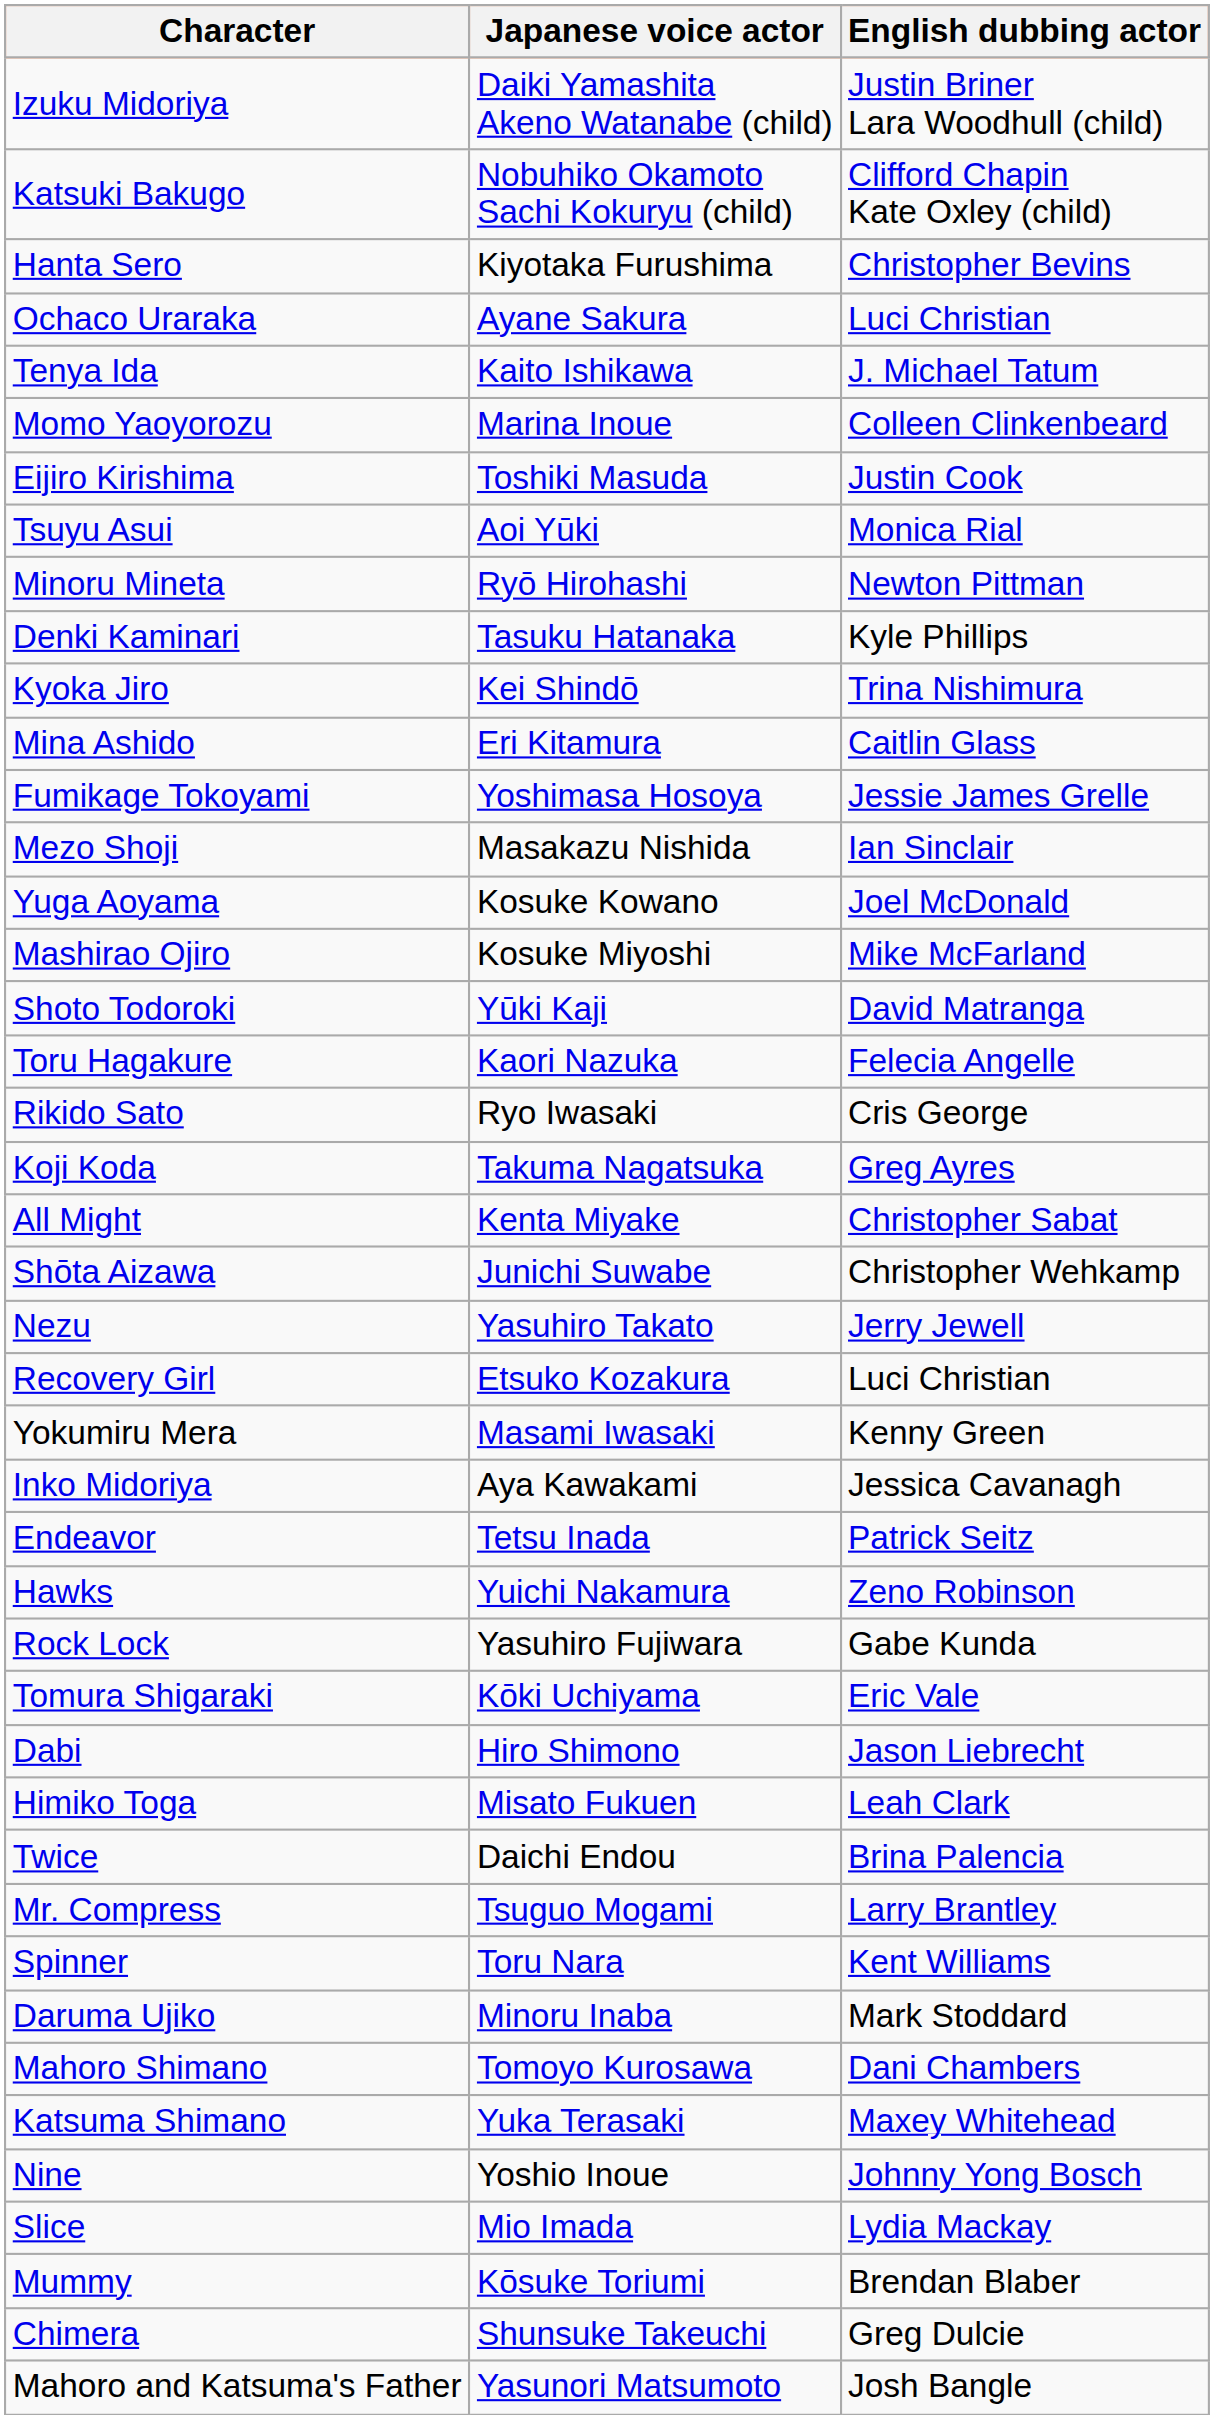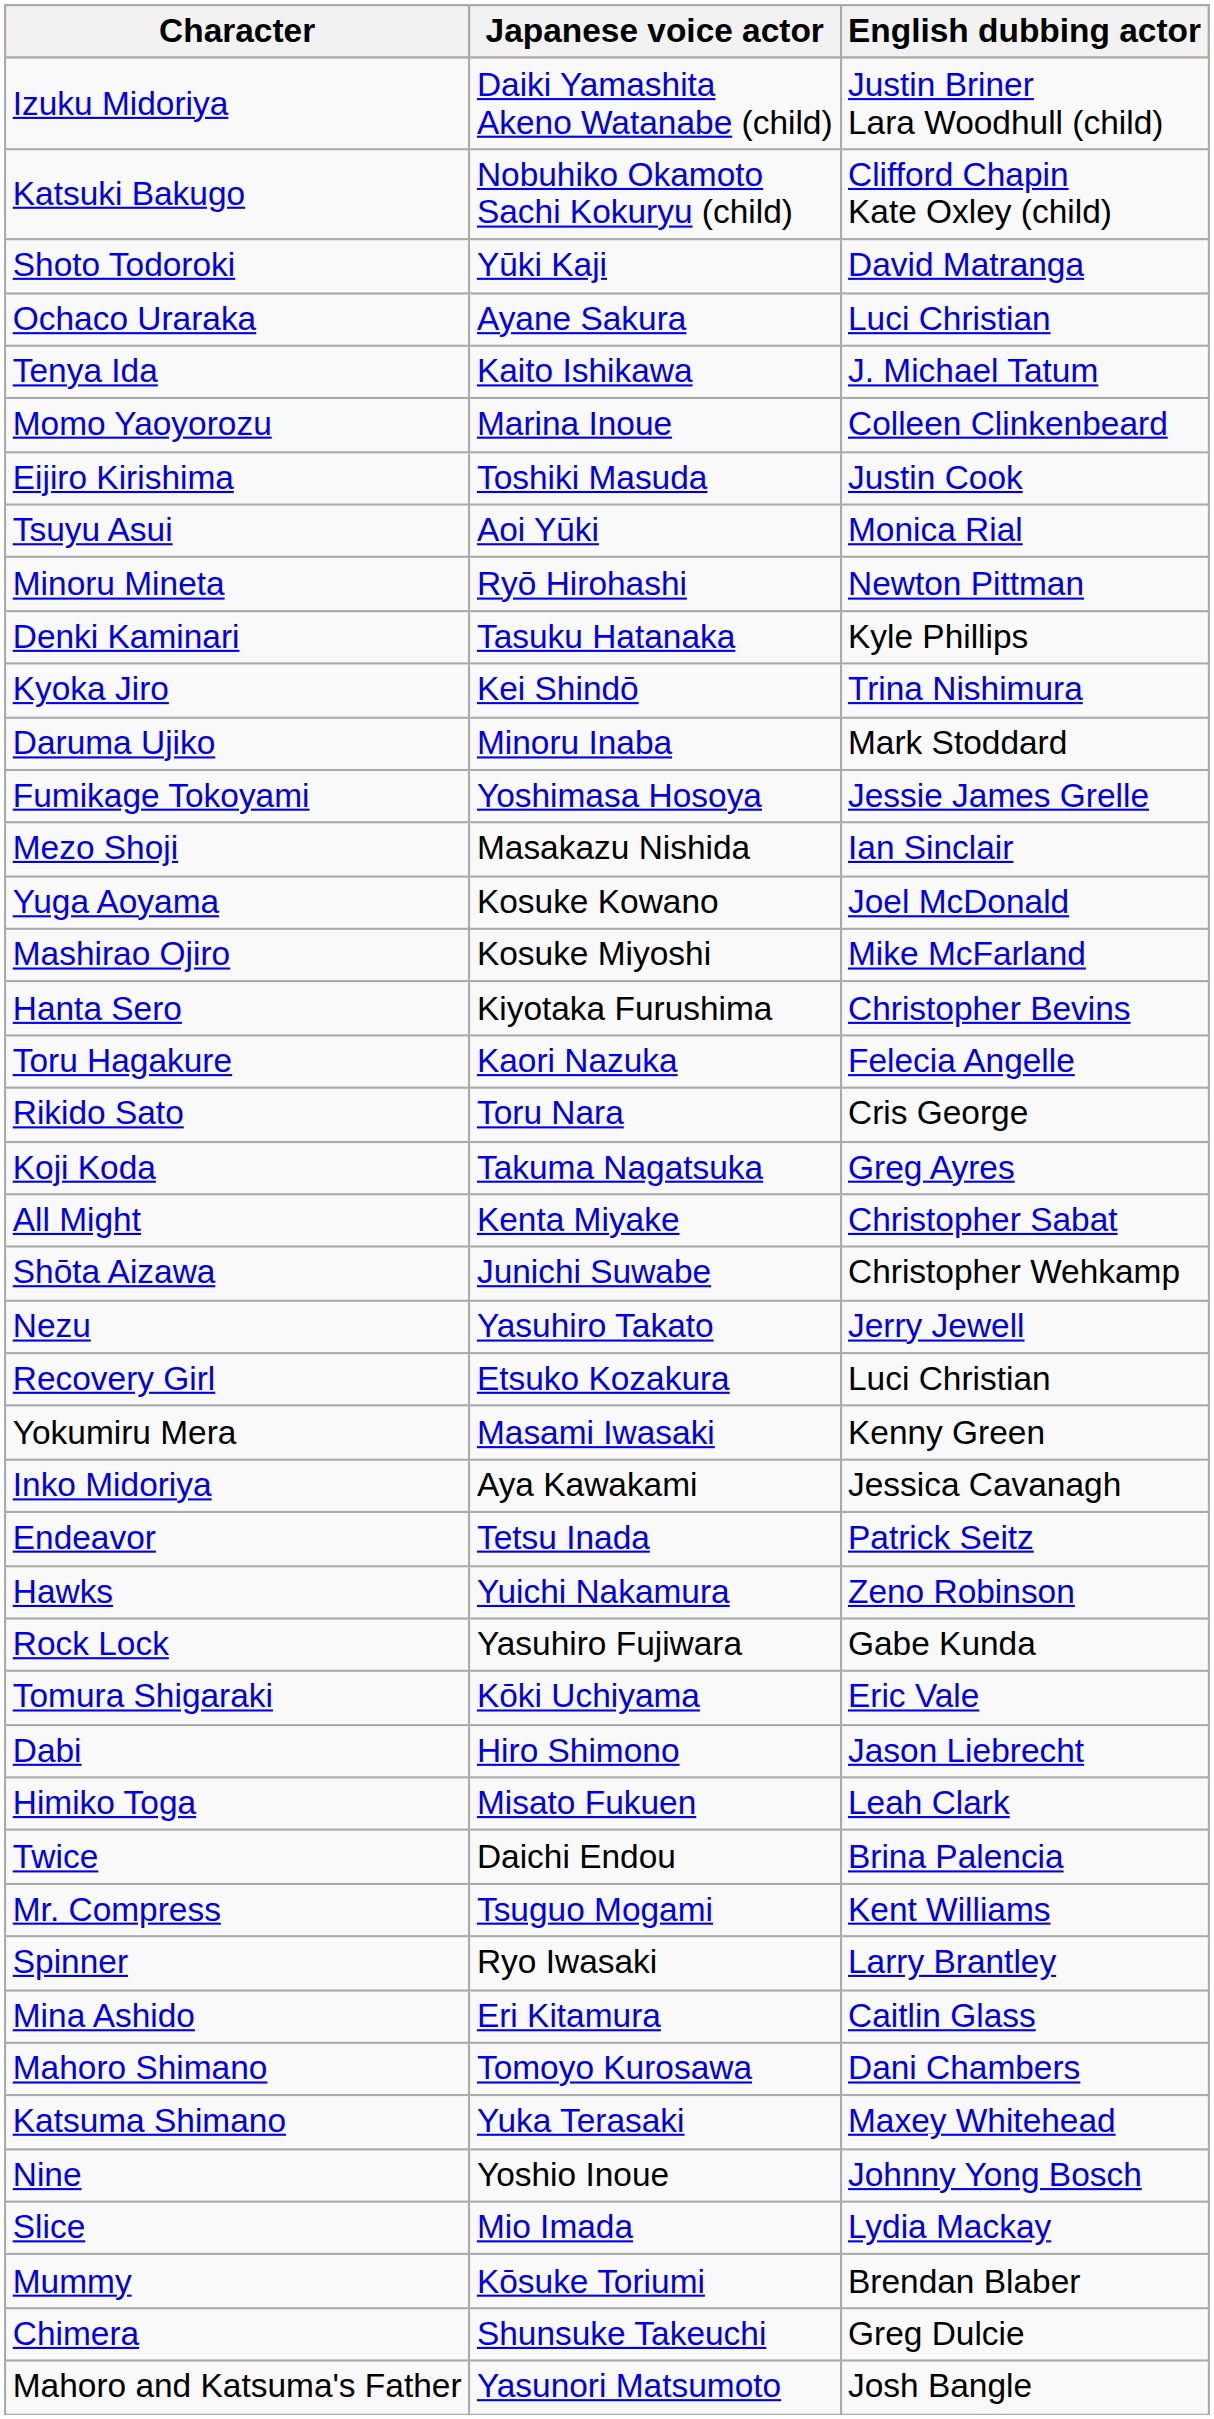rows swapped: (124, 1007) <-> (97, 265)
rows swapped: (104, 742) <-> (114, 2015)
(567, 1113) Ryo Iwasaki -> (550, 1113) Toru Nara
(952, 1909) Larry Brantley -> (949, 1909) Kent Williams
(550, 1962) Toru Nara -> (567, 1962) Ryo Iwasaki
(949, 1962) Kent Williams -> (952, 1962) Larry Brantley
